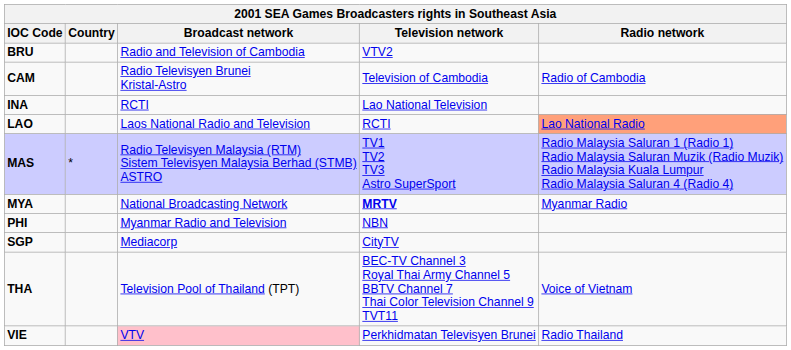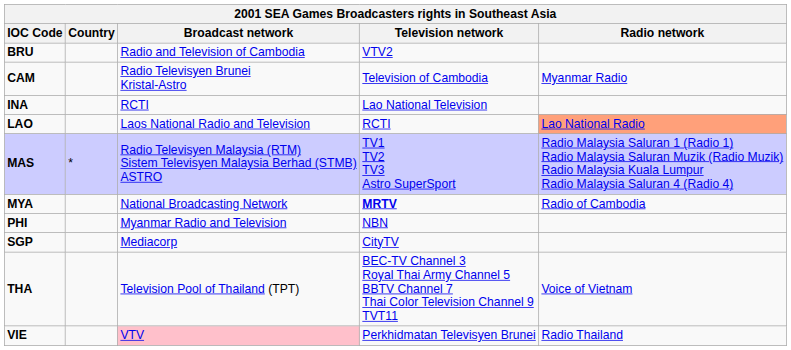(593, 78) Radio of Cambodia -> (584, 78) Myanmar Radio
(584, 203) Myanmar Radio -> (593, 203) Radio of Cambodia
